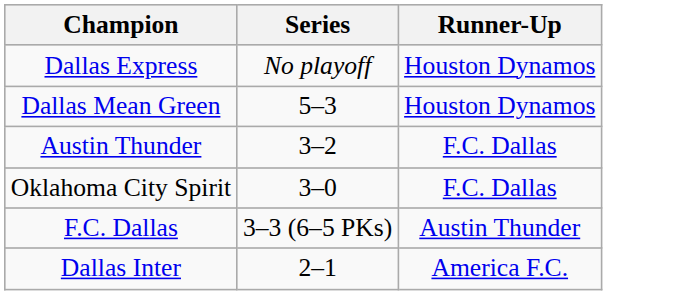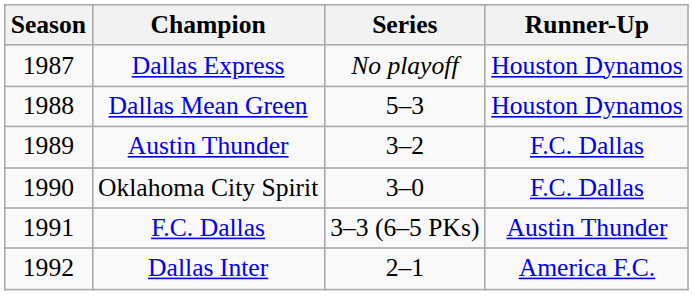+ column: (48, 24)
